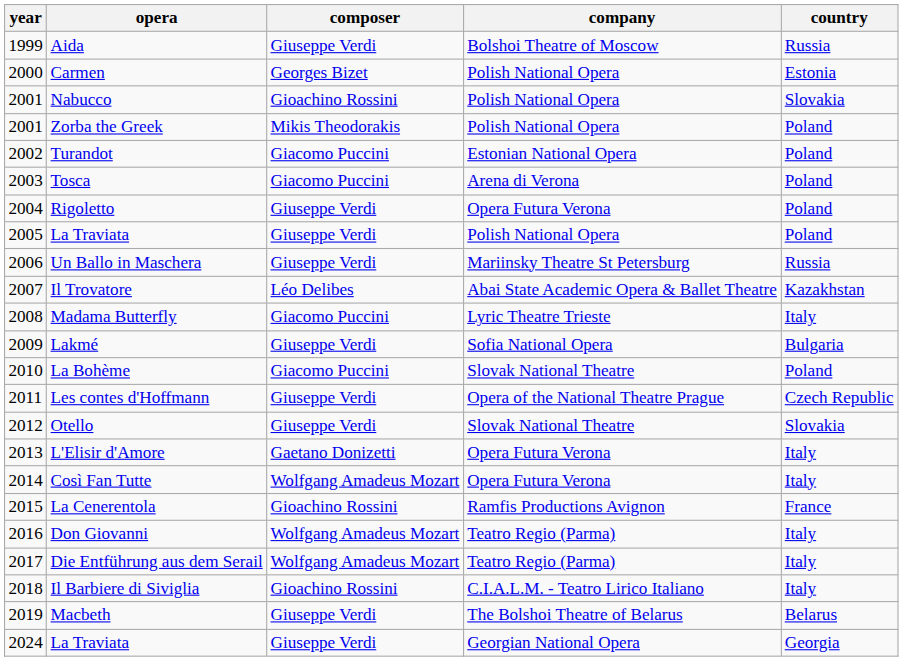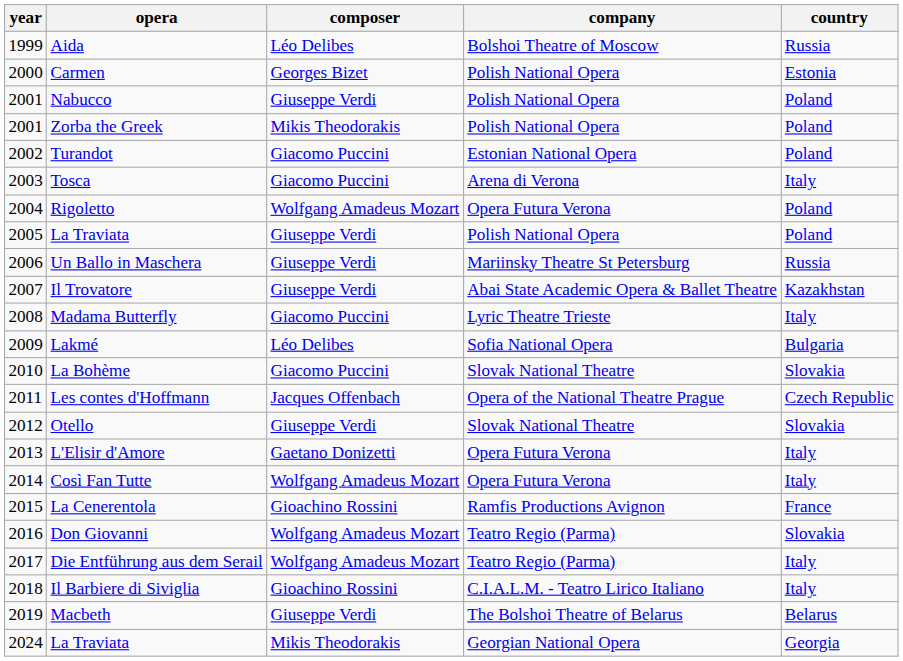(323, 45) Giuseppe Verdi -> (312, 45) Léo Delibes
(334, 99) Gioachino Rossini -> (323, 99) Giuseppe Verdi
(815, 99) Slovakia -> (809, 99) Poland
(809, 180) Poland -> (800, 180) Italy
(323, 208) Giuseppe Verdi -> (365, 208) Wolfgang Amadeus Mozart
(312, 289) Léo Delibes -> (323, 289) Giuseppe Verdi
(323, 343) Giuseppe Verdi -> (312, 343) Léo Delibes
(809, 371) Poland -> (815, 371) Slovakia
(323, 398) Giuseppe Verdi -> (335, 398) Jacques Offenbach
(800, 533) Italy -> (815, 533) Slovakia
(323, 642) Giuseppe Verdi -> (335, 642) Mikis Theodorakis
